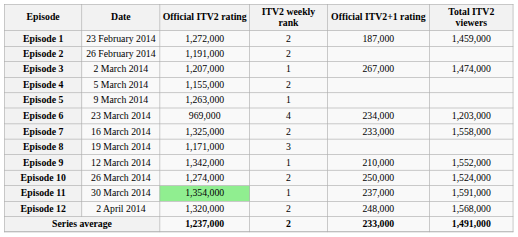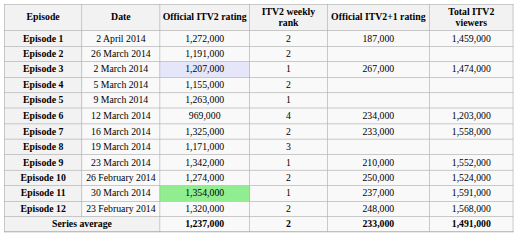(121, 38) 23 February 2014 -> (121, 38) 2 April 2014
(121, 54) 26 February 2014 -> (121, 54) 26 March 2014
(205, 69) no background -> (205, 69) lavender background
(121, 116) 23 March 2014 -> (121, 116) 12 March 2014
(121, 162) 12 March 2014 -> (121, 162) 23 March 2014
(121, 178) 26 March 2014 -> (121, 178) 26 February 2014
(121, 208) 2 April 2014 -> (121, 208) 23 February 2014
